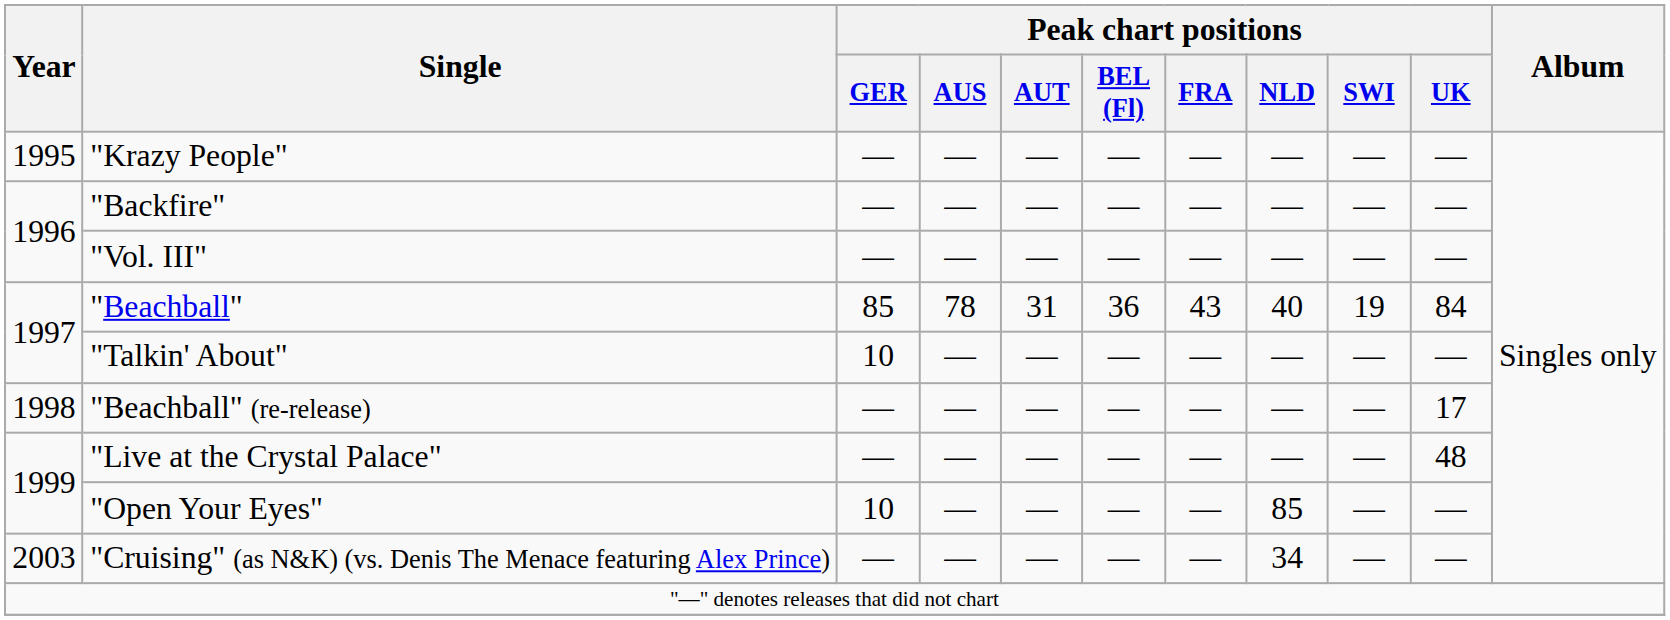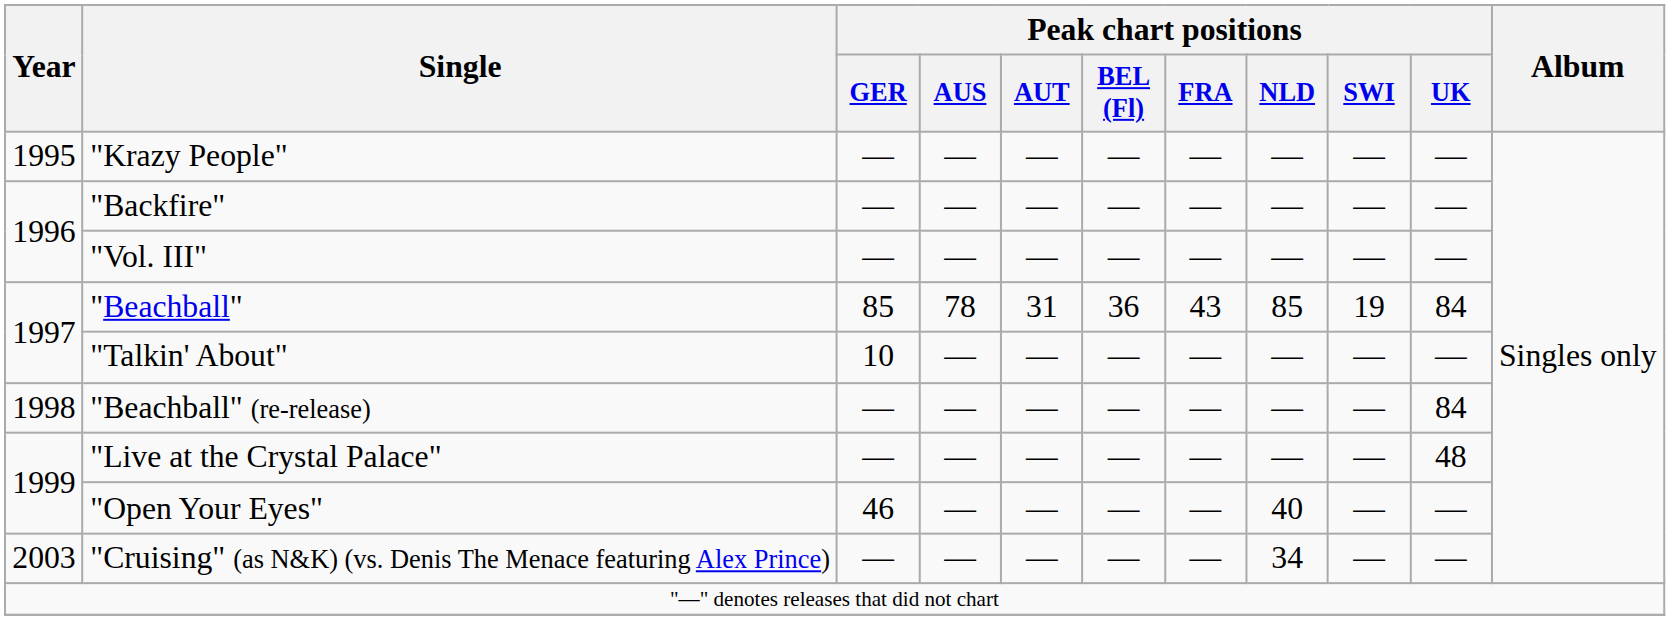(1287, 306) 40 -> (1287, 306) 85
(1451, 406) 17 -> (1451, 406) 84
(878, 507) 10 -> (878, 507) 46
(1287, 507) 85 -> (1287, 507) 40
